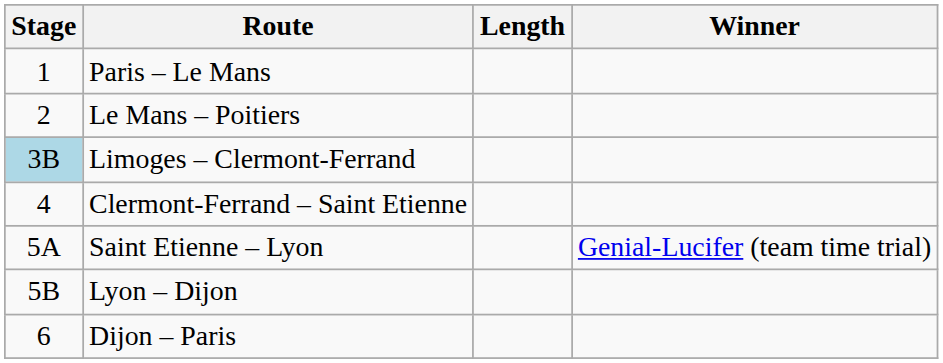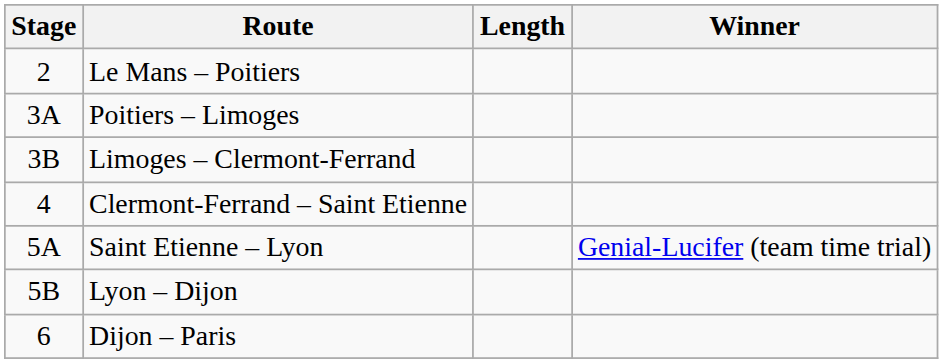- row: (180, 70)
+ row: (194, 114)
(44, 159) lightblue background -> (44, 159) no background
